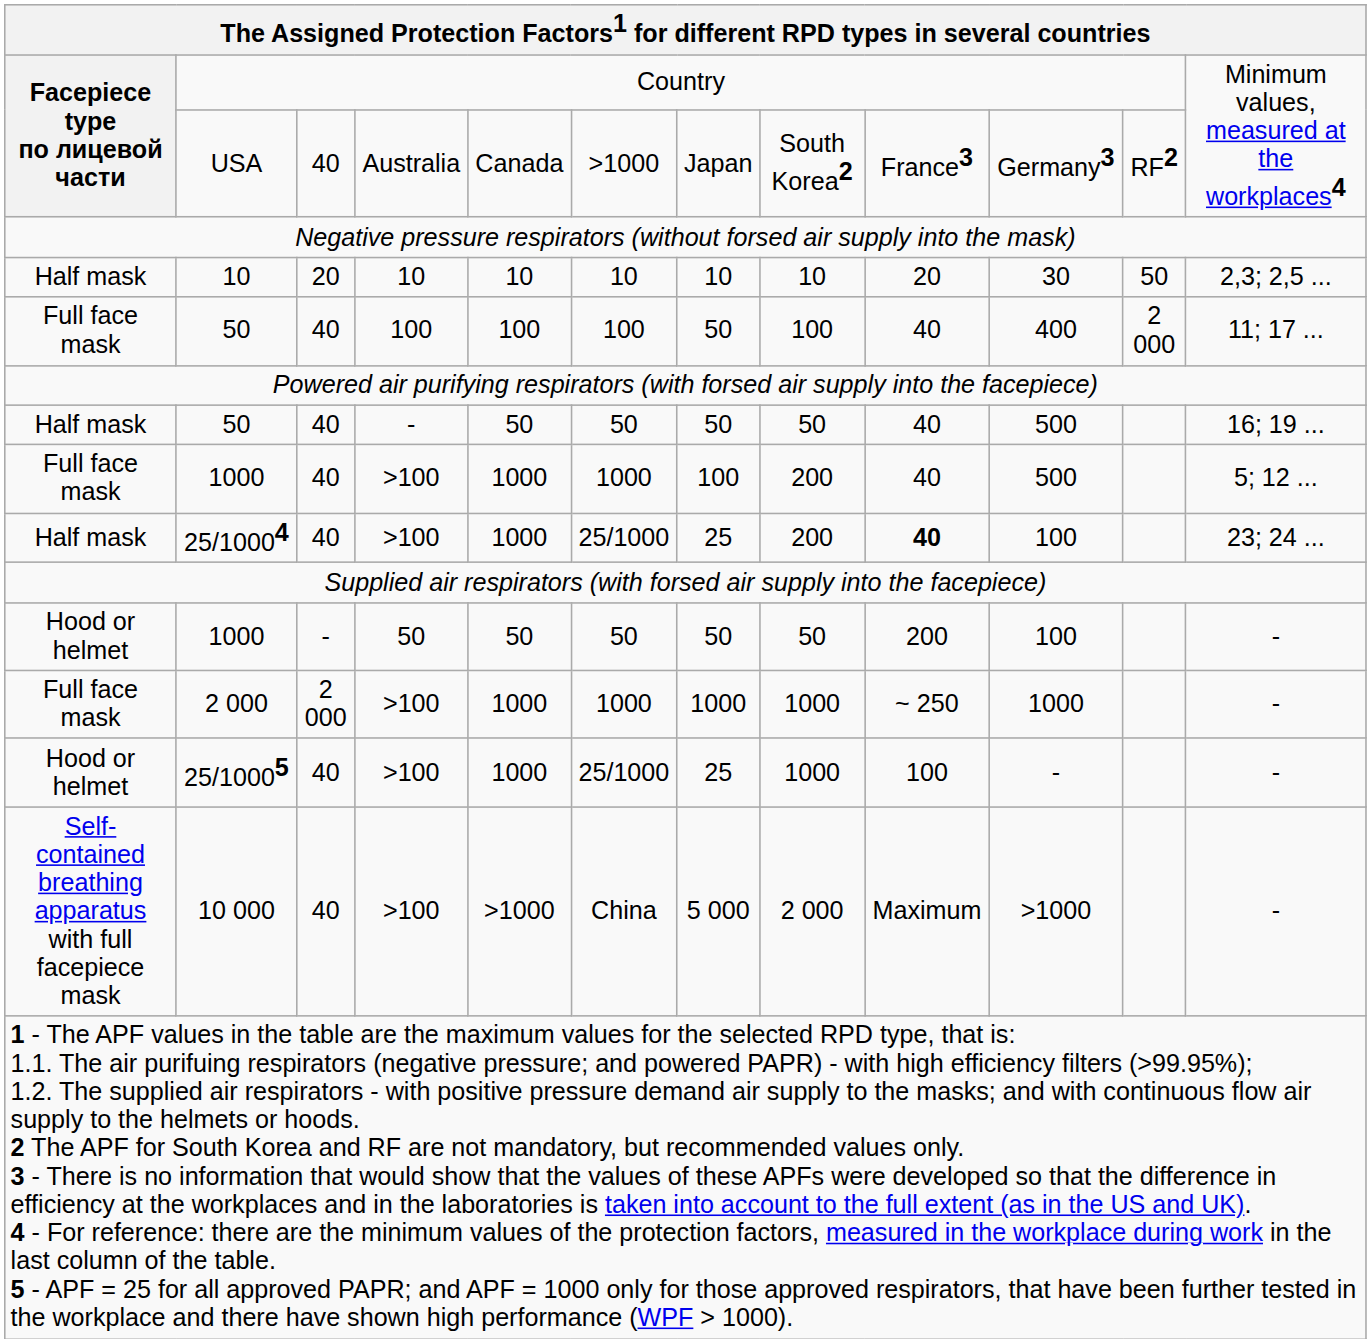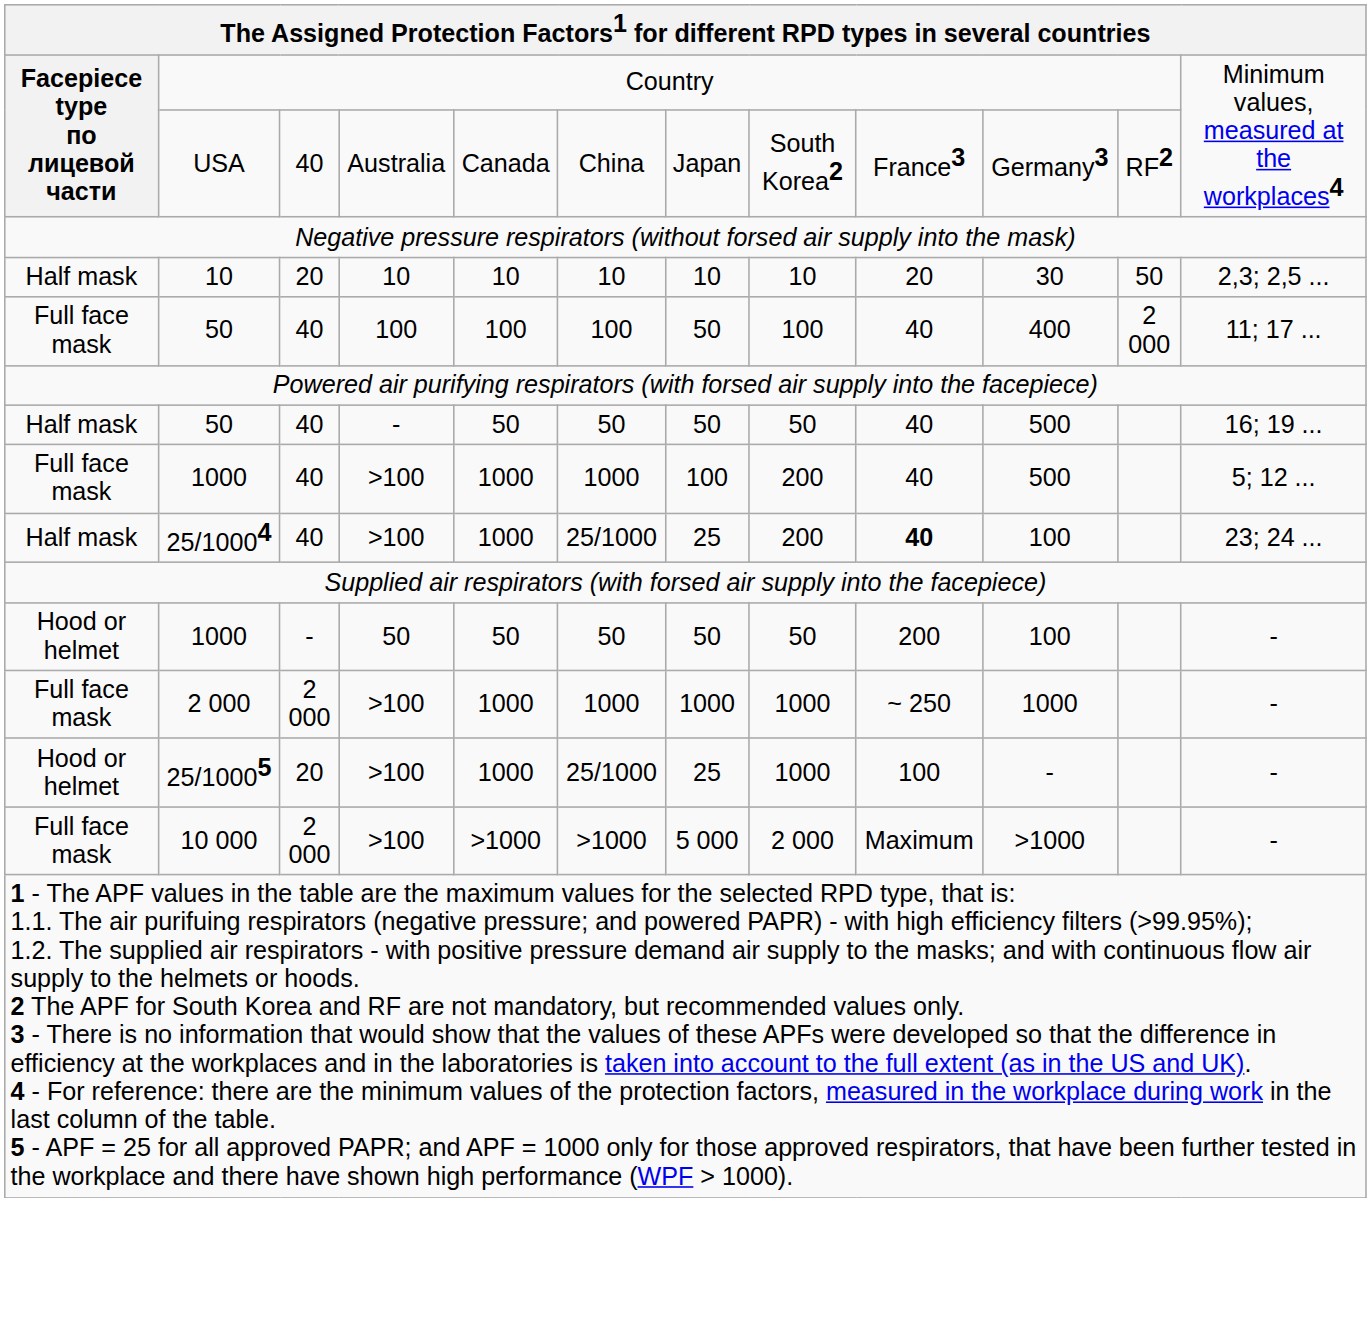(624, 163) >1000 -> (612, 163) China
(326, 772) 40 -> (309, 772) 20
(91, 911) Self-contained breathing apparatus with full facepiece mask -> (81, 840) Full face mask
(326, 911) 40 -> (309, 840) 2 000
(624, 911) China -> (612, 840) >1000
